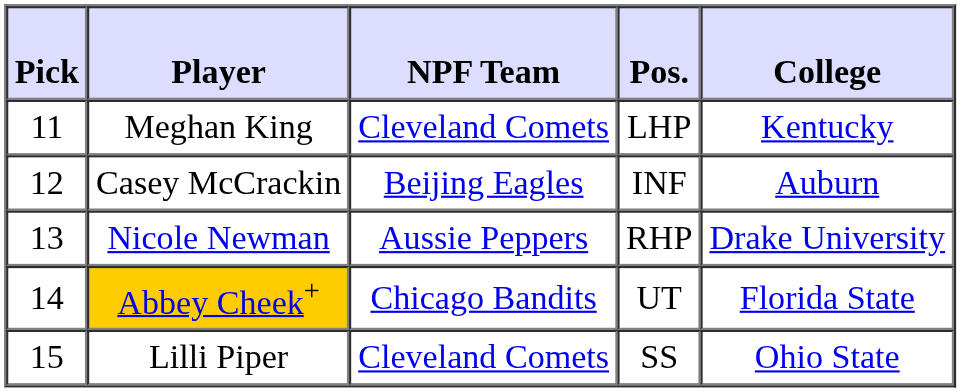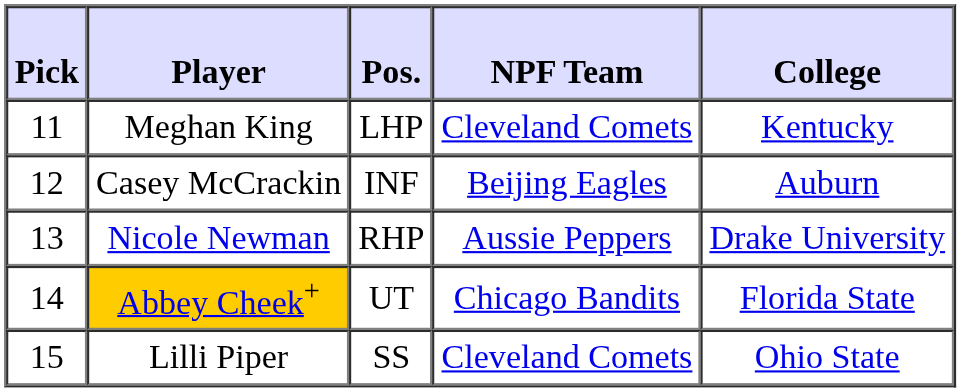columns swapped: (659, 71) <-> (484, 71)
